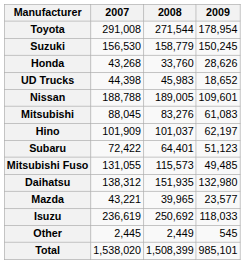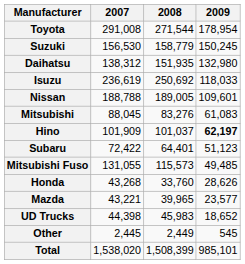rows swapped: (48, 183) <-> (48, 64)
rows swapped: (48, 217) <-> (48, 81)
(221, 132) normal -> (221, 132) bold
